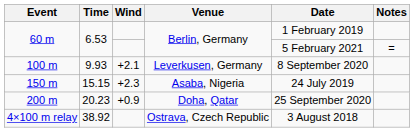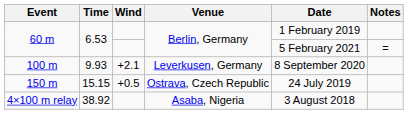(128, 83) +2.3 -> (128, 83) +0.5
(208, 83) Asaba, Nigeria -> (208, 83) Ostrava, Czech Republic
- row: (42, 100)
(208, 118) Ostrava, Czech Republic -> (208, 100) Asaba, Nigeria
